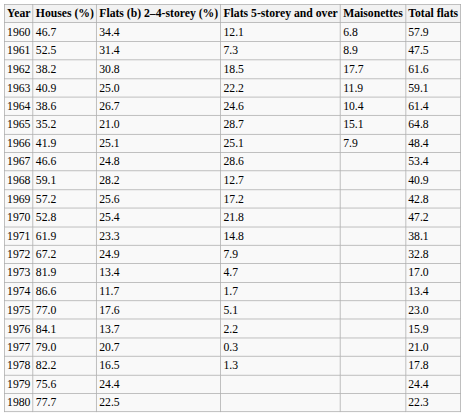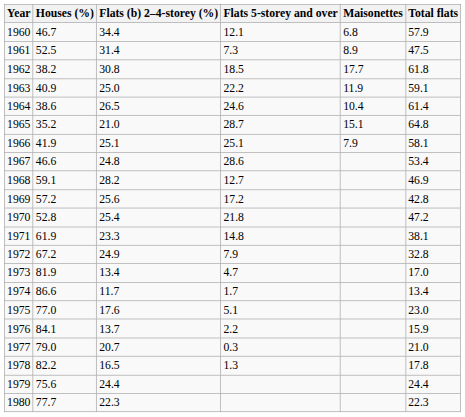(418, 69) 61.6 -> (418, 69) 61.8
(109, 106) 26.7 -> (109, 106) 26.5
(418, 143) 48.4 -> (418, 143) 58.1
(418, 180) 40.9 -> (418, 180) 46.9
(109, 402) 22.5 -> (109, 402) 22.3
